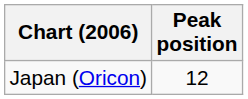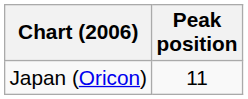(197, 77) 12 -> (197, 77) 11
